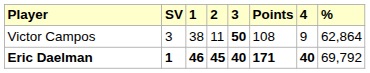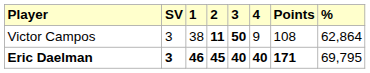columns swapped: (303, 15) <-> (273, 15)
(217, 36) normal -> (217, 36) bold
(169, 57) 1 -> (169, 57) 3
(341, 57) 69,792 -> (341, 57) 69,795
